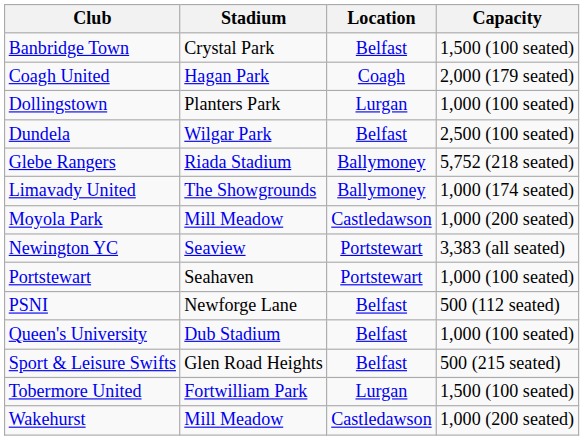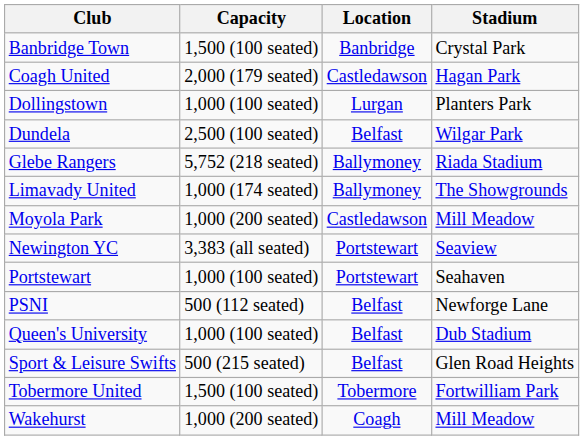columns swapped: (254, 18) <-> (507, 18)
(381, 47) Belfast -> (377, 47) Banbridge
(381, 76) Coagh -> (377, 76) Castledawson
(381, 391) Lurgan -> (377, 391) Tobermore
(381, 420) Castledawson -> (377, 420) Coagh
